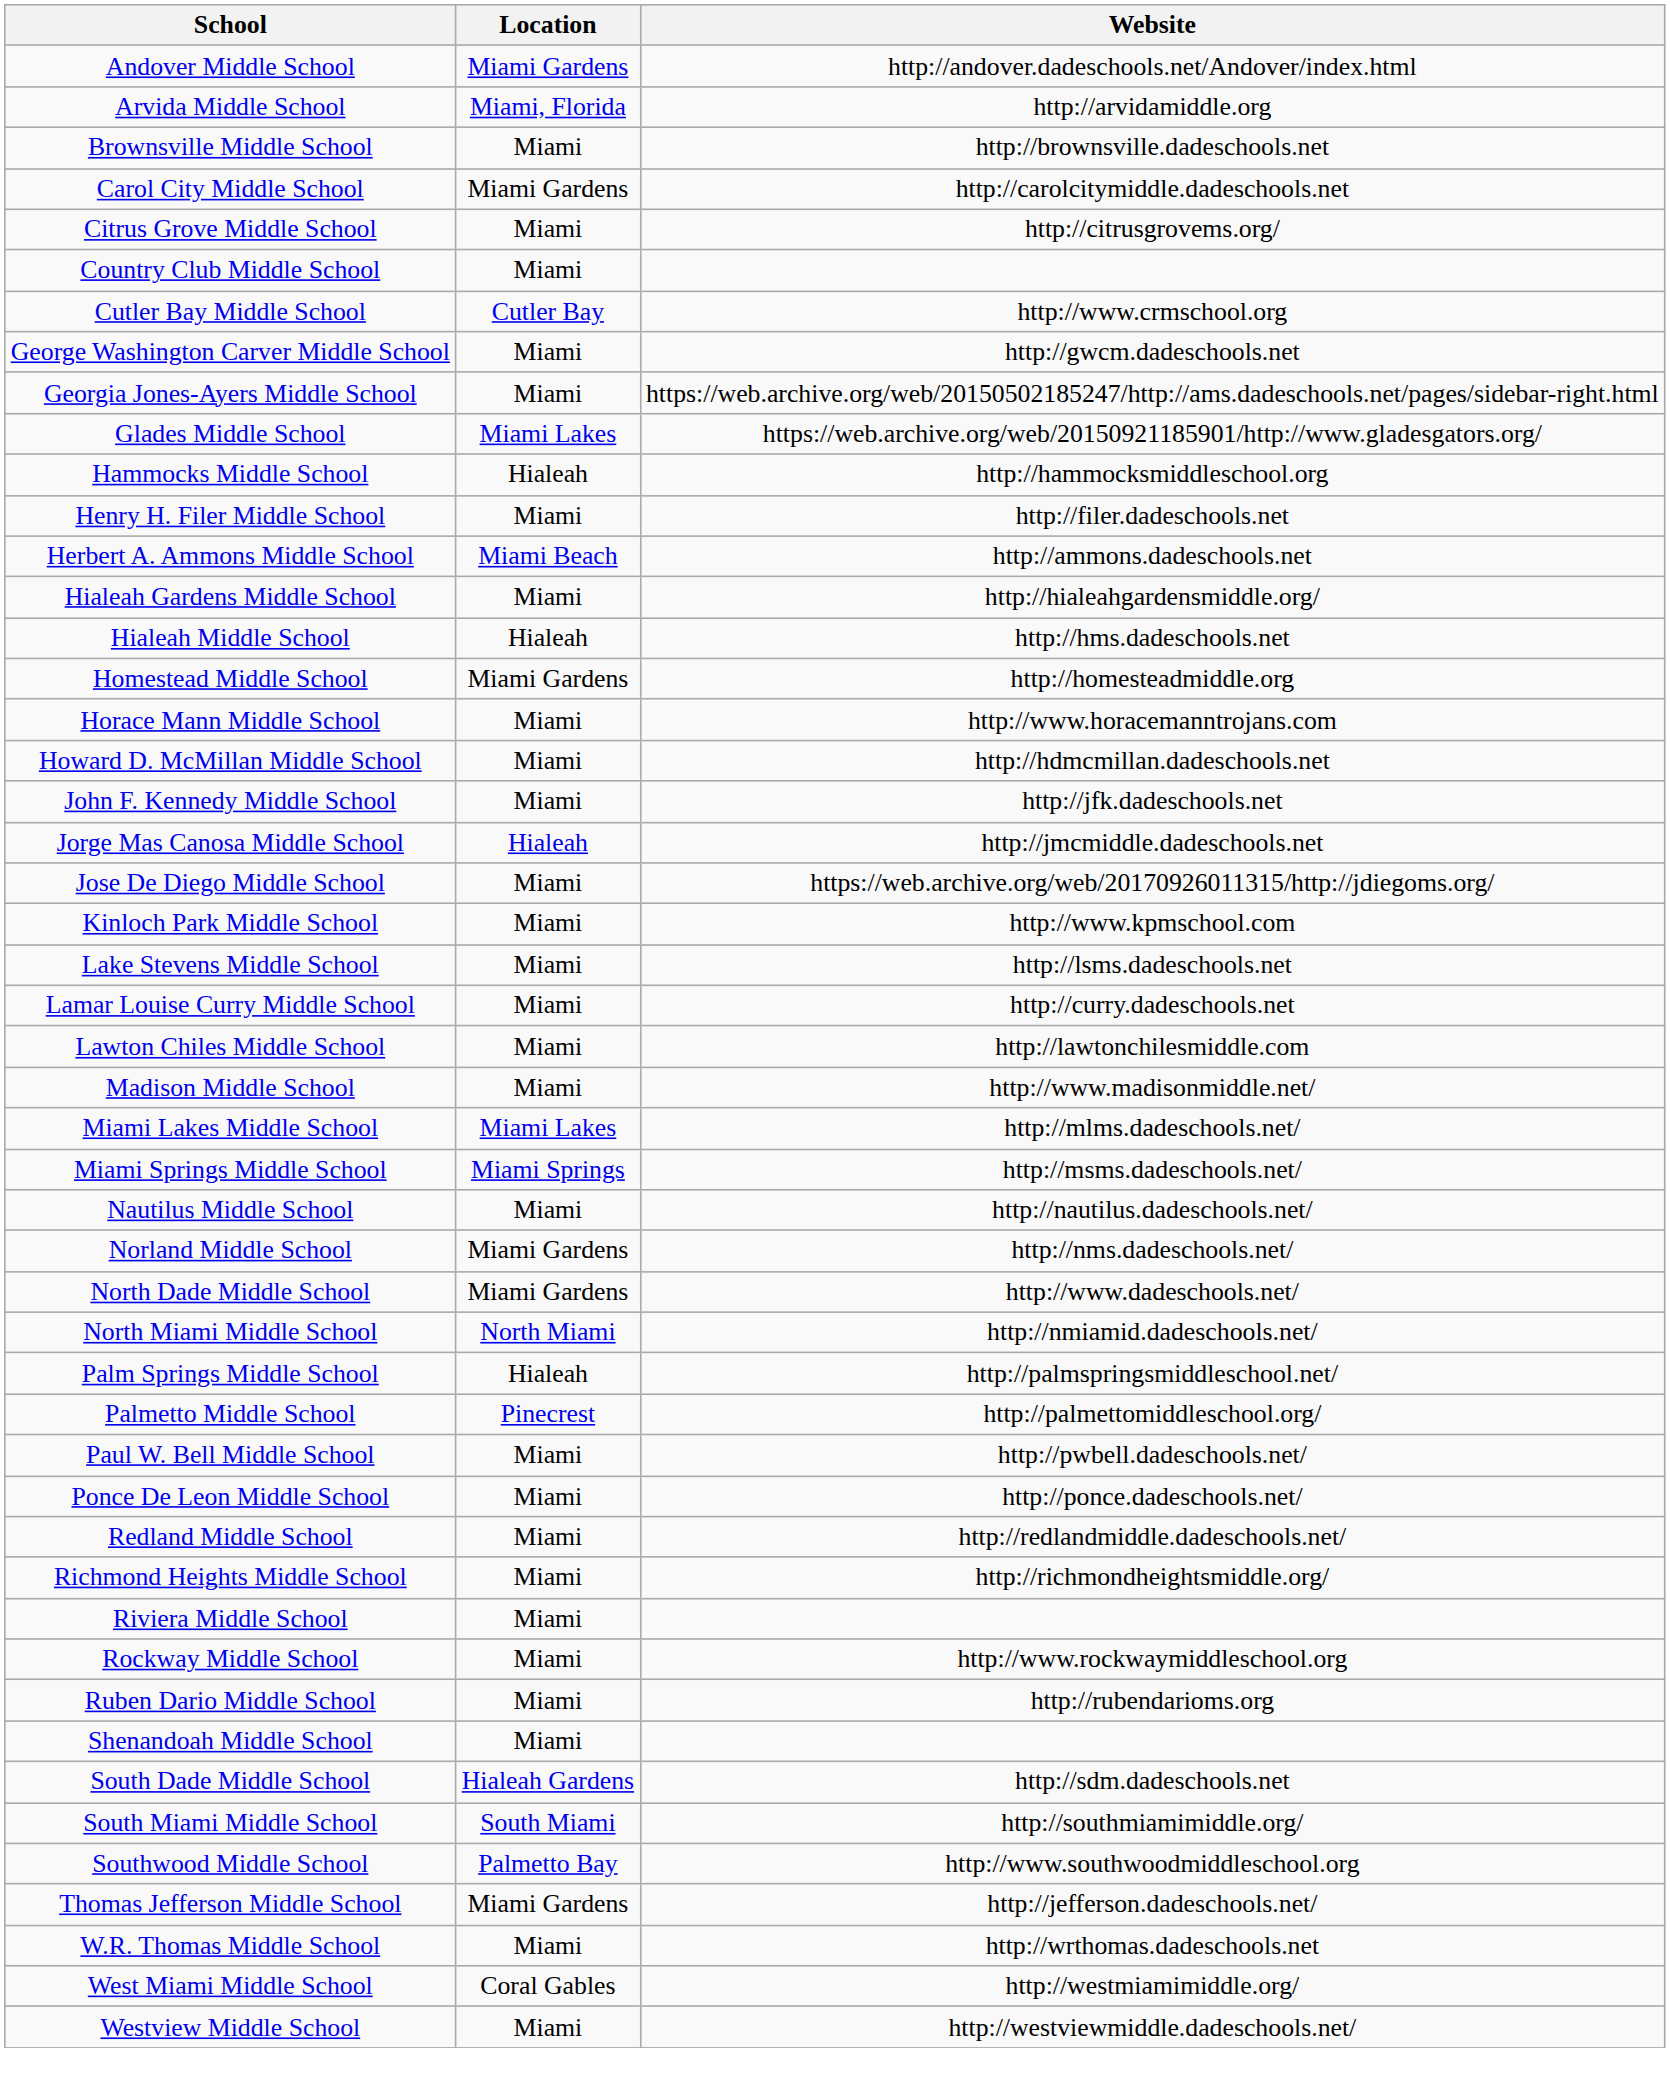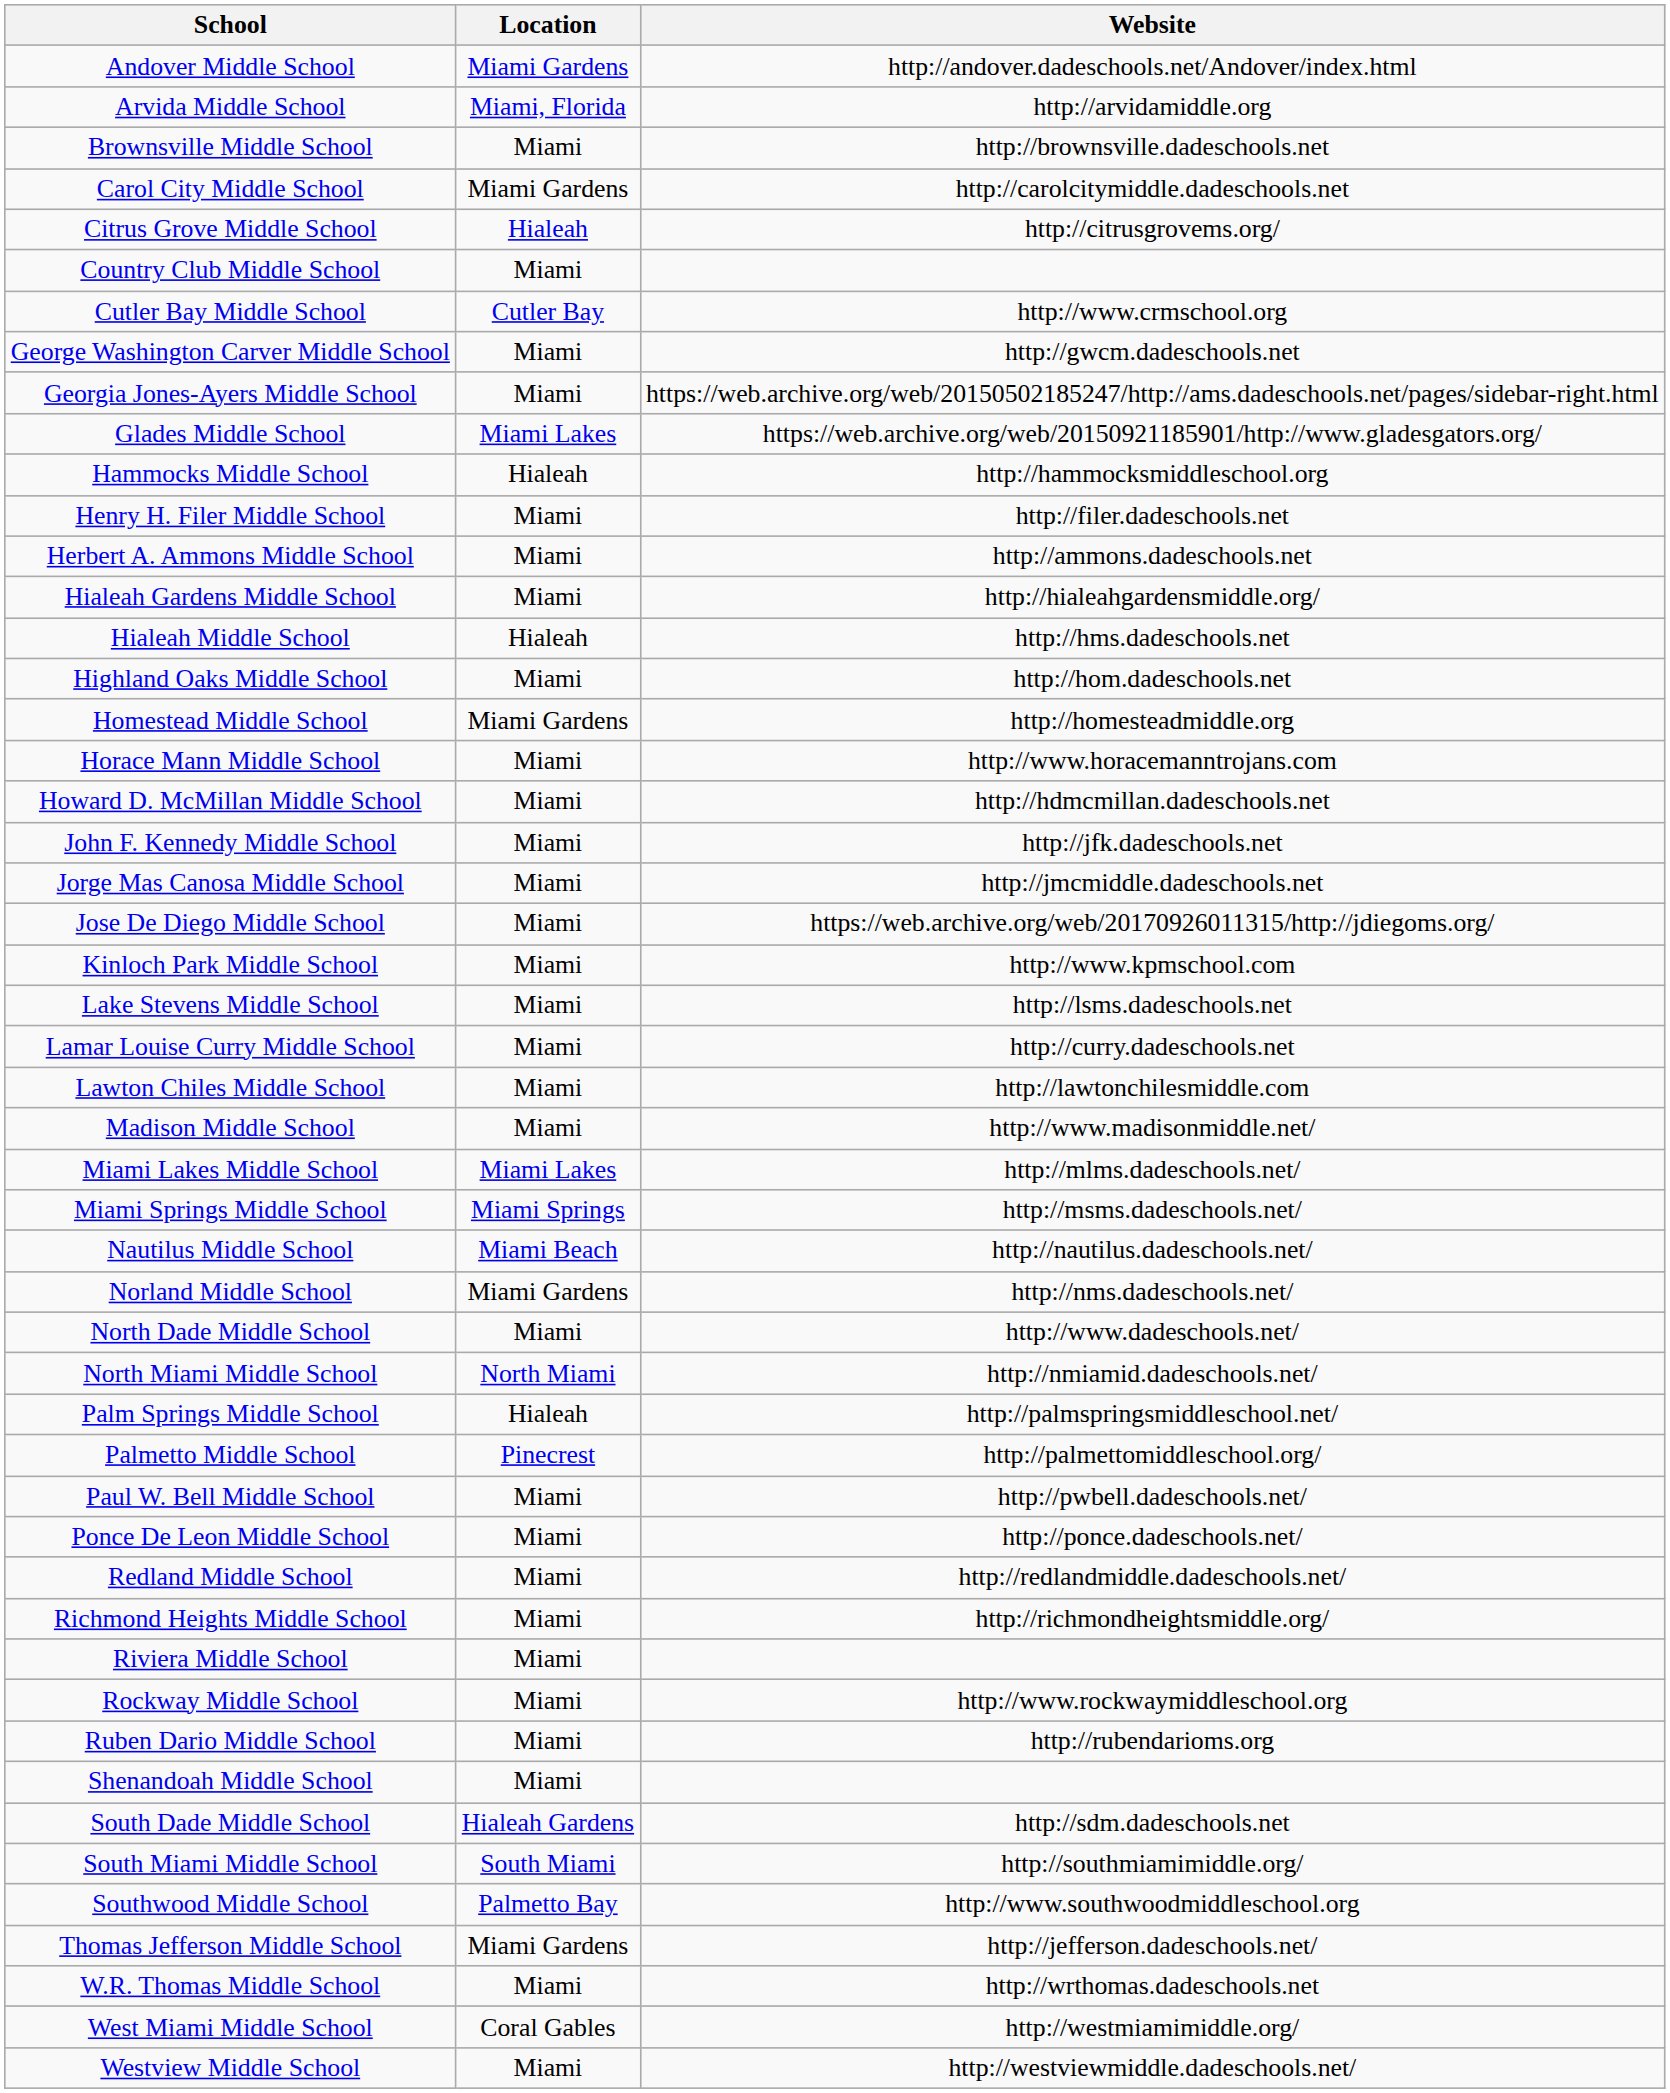(548, 229) Miami -> (548, 229) Hialeah
(548, 556) Miami Beach -> (548, 556) Miami
+ row: (230, 678)
(548, 842) Hialeah -> (548, 882) Miami
(548, 1209) Miami -> (548, 1250) Miami Beach
(548, 1291) Miami Gardens -> (548, 1332) Miami
